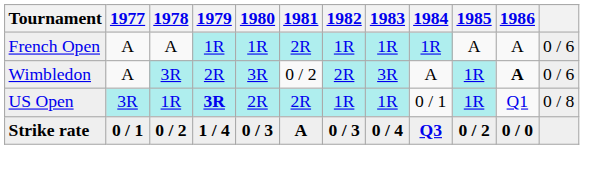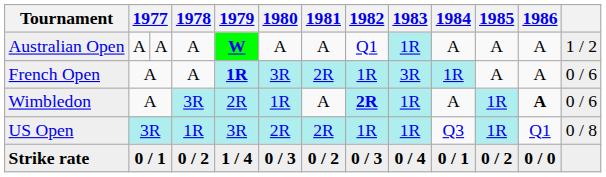+ row: (67, 46)
(214, 46) normal -> (237, 74) bold
(257, 46) 1R -> (280, 74) 3R
(387, 46) 1R -> (410, 74) 3R
(257, 74) 3R -> (280, 102) 1R
(301, 74) 0 / 2 -> (323, 102) A
(344, 74) normal -> (367, 102) bold
(387, 74) 3R -> (410, 102) 1R
(214, 102) bold -> (237, 130) normal
(431, 102) 0 / 1 -> (453, 130) Q3
(301, 130) A -> (323, 158) 0 / 2
(431, 130) Q3 -> (453, 158) 0 / 1
